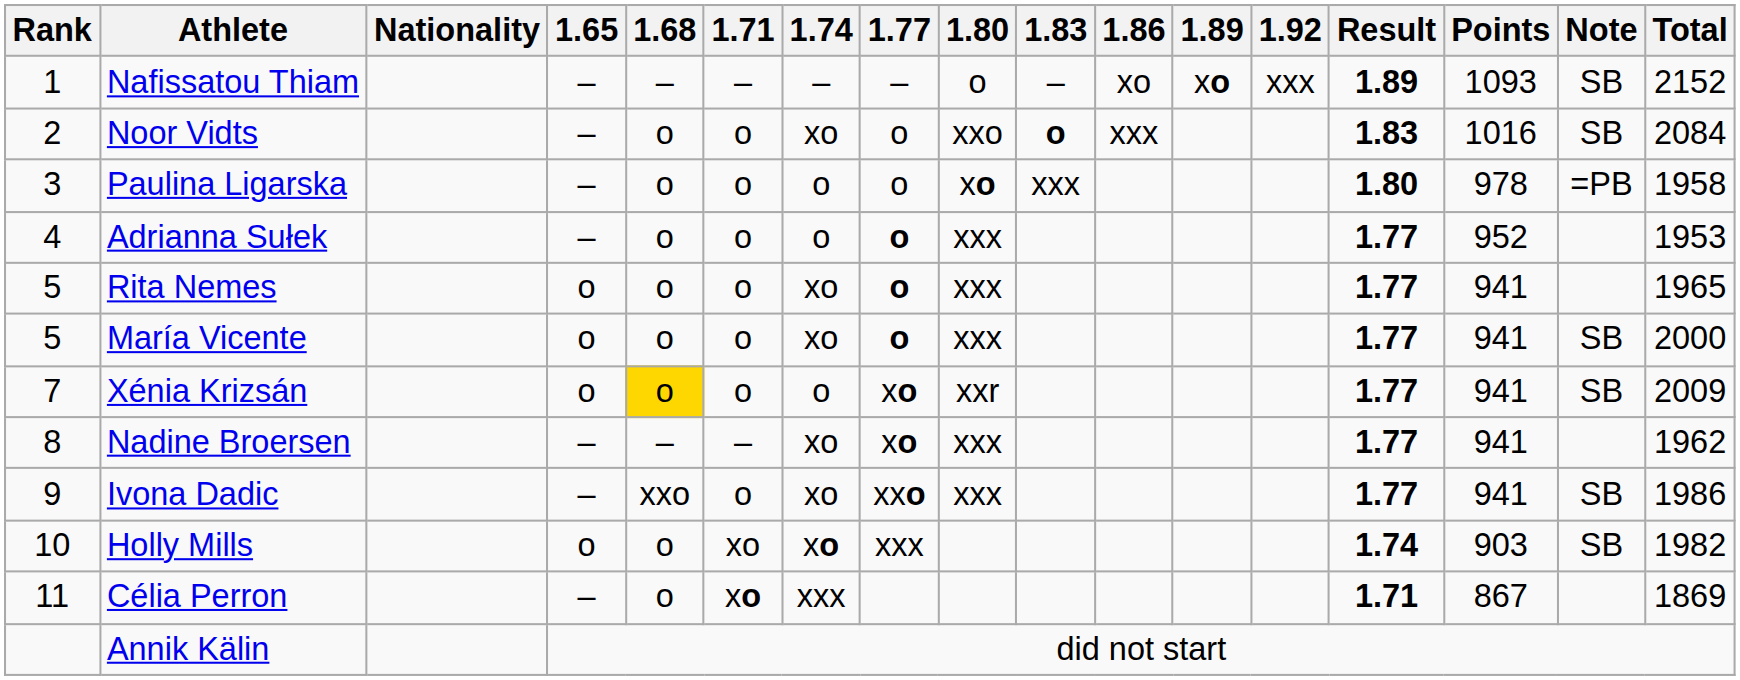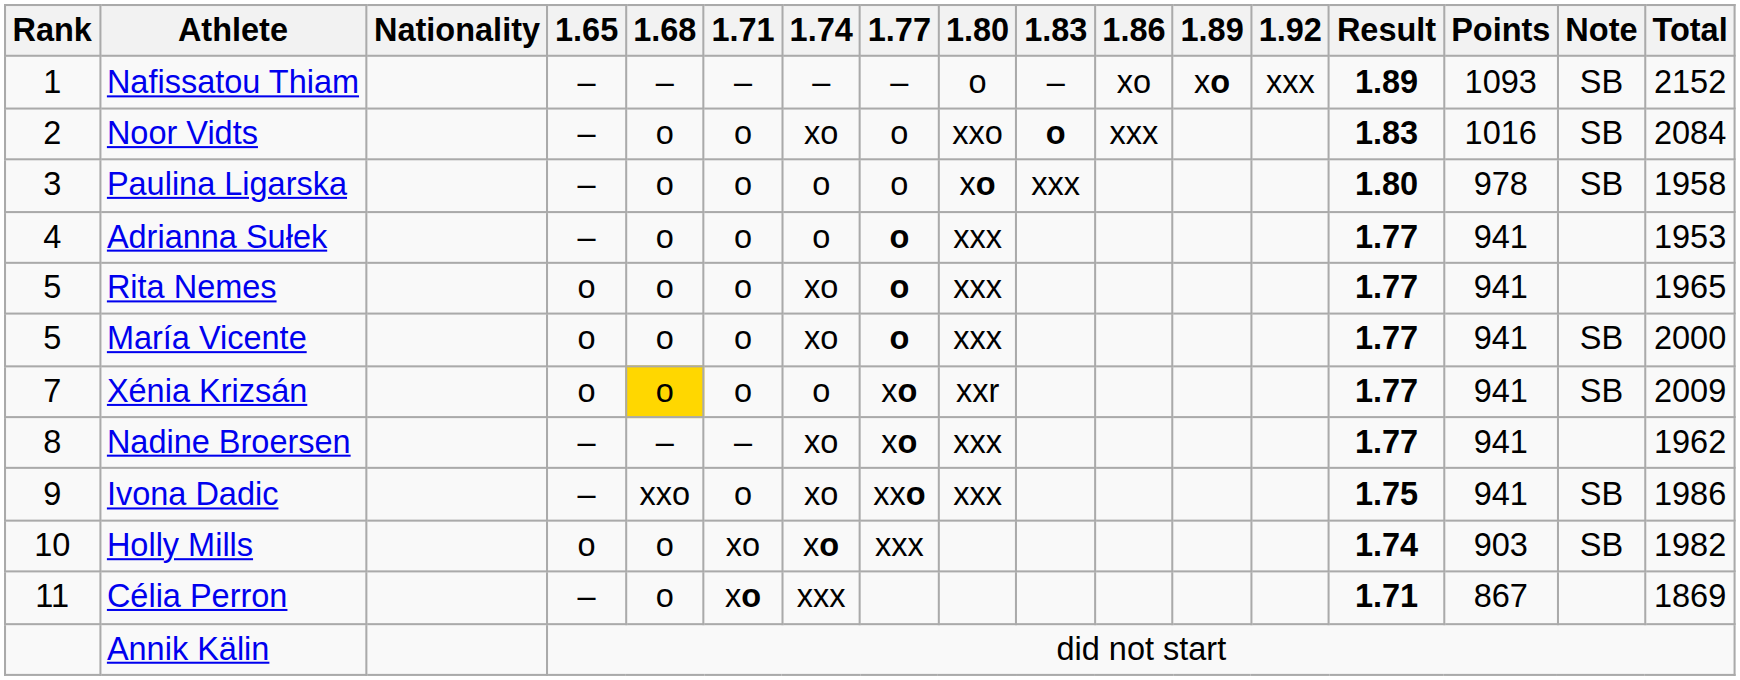(1601, 184) =PB -> (1601, 184) SB
(1501, 236) 952 -> (1501, 236) 941
(1387, 493) 1.77 -> (1387, 493) 1.75
